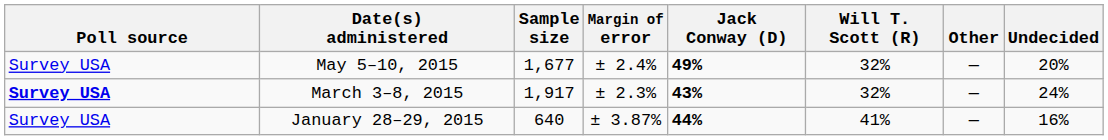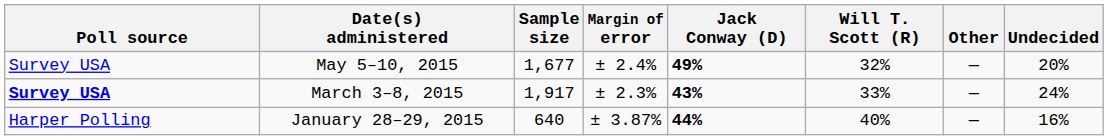(875, 93) 32% -> (875, 93) 33%
(59, 121) Survey USA -> (80, 121) Harper Polling
(875, 121) 41% -> (875, 121) 40%
